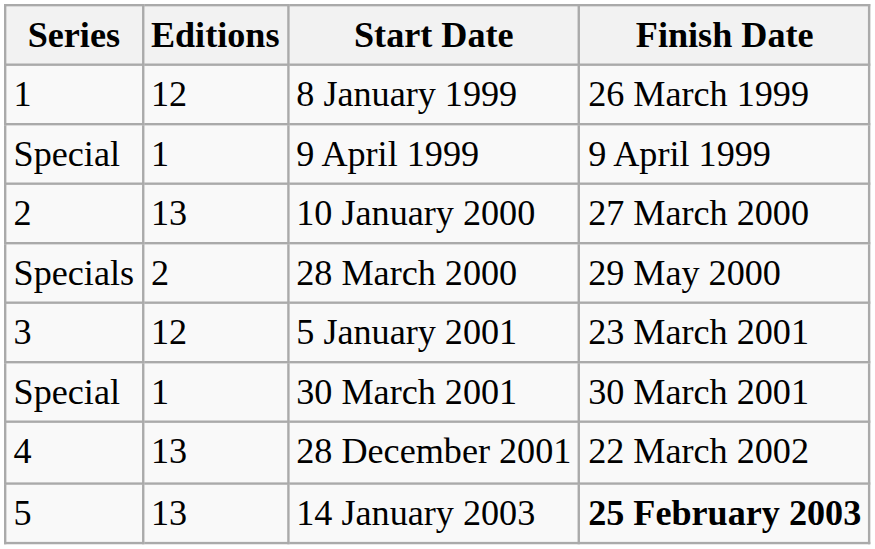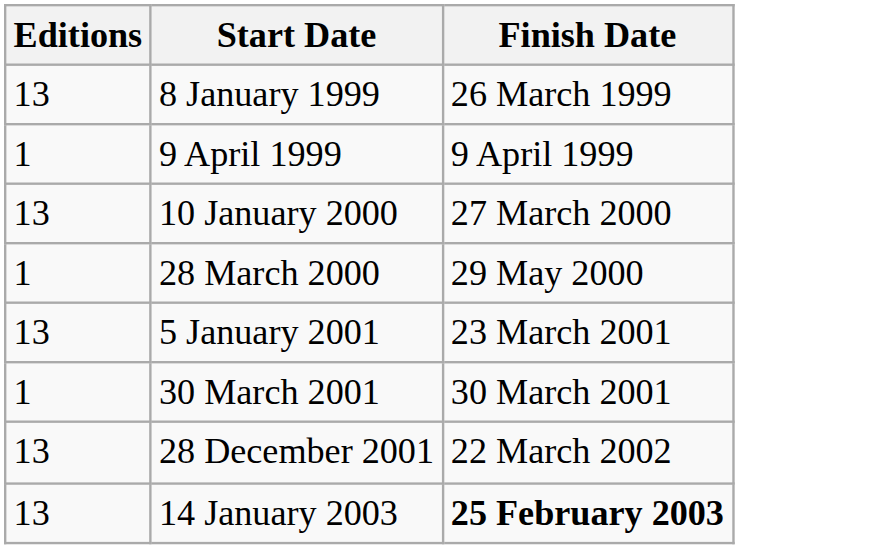- column: (74, 34)
(169, 94) 12 -> (32, 94) 13
(160, 273) 2 -> (23, 273) 1
(169, 332) 12 -> (32, 332) 13
